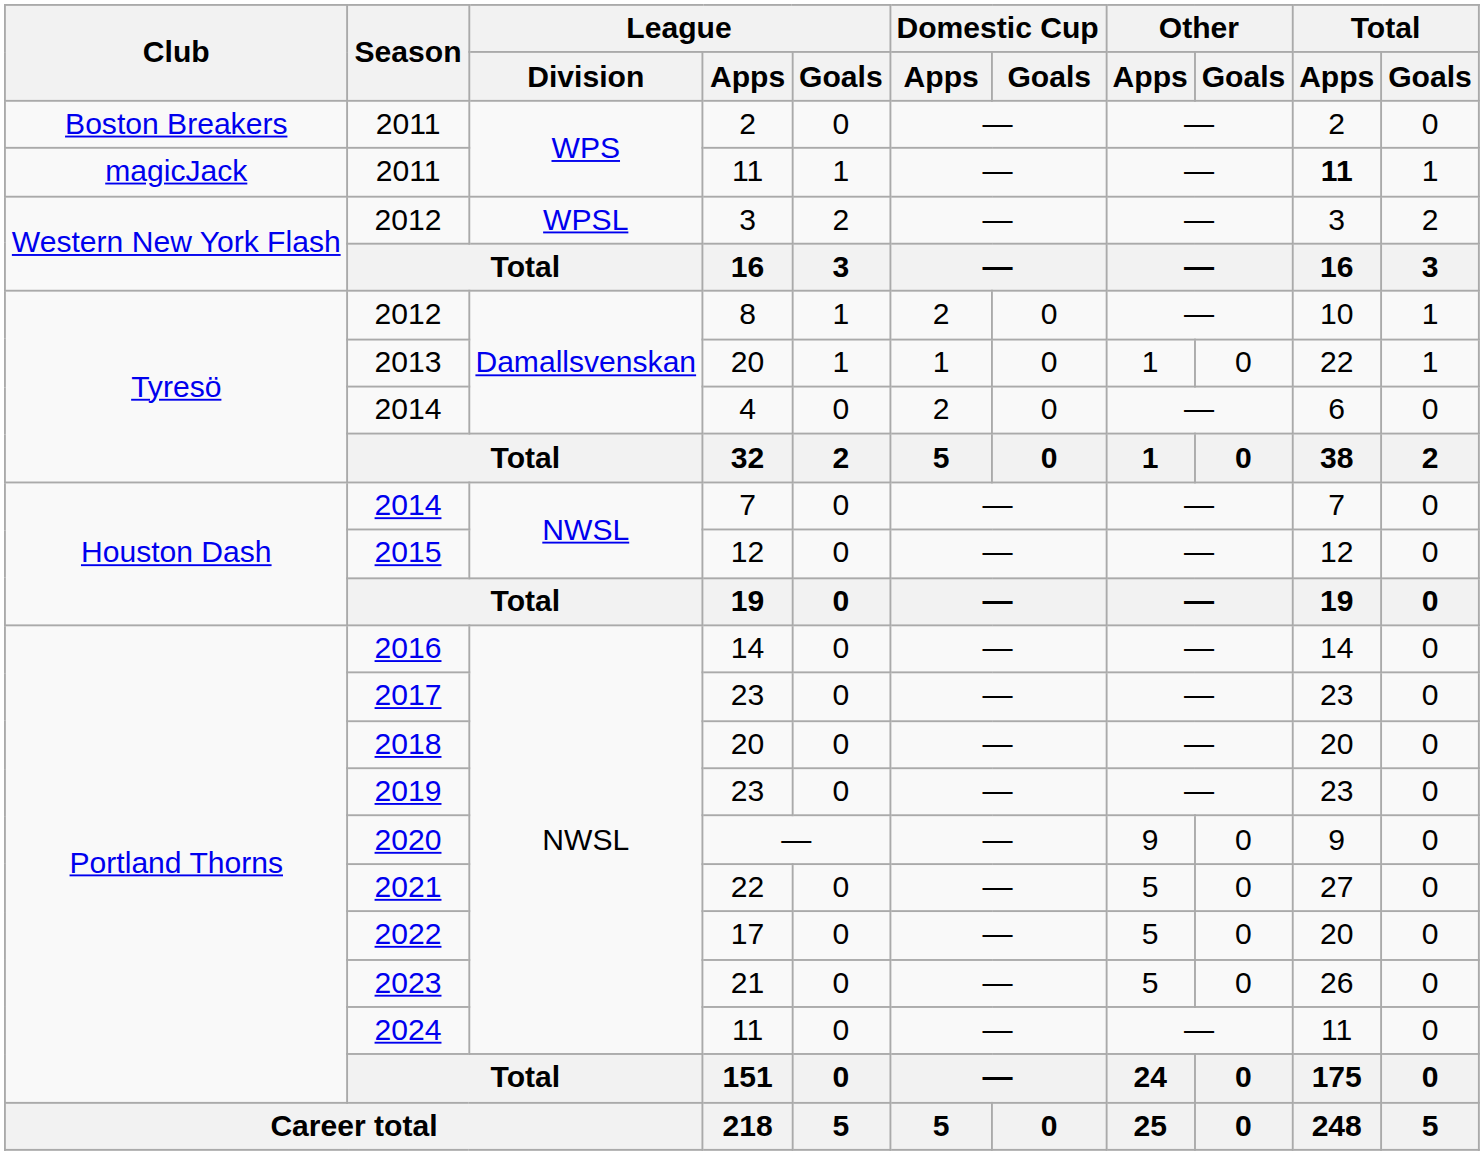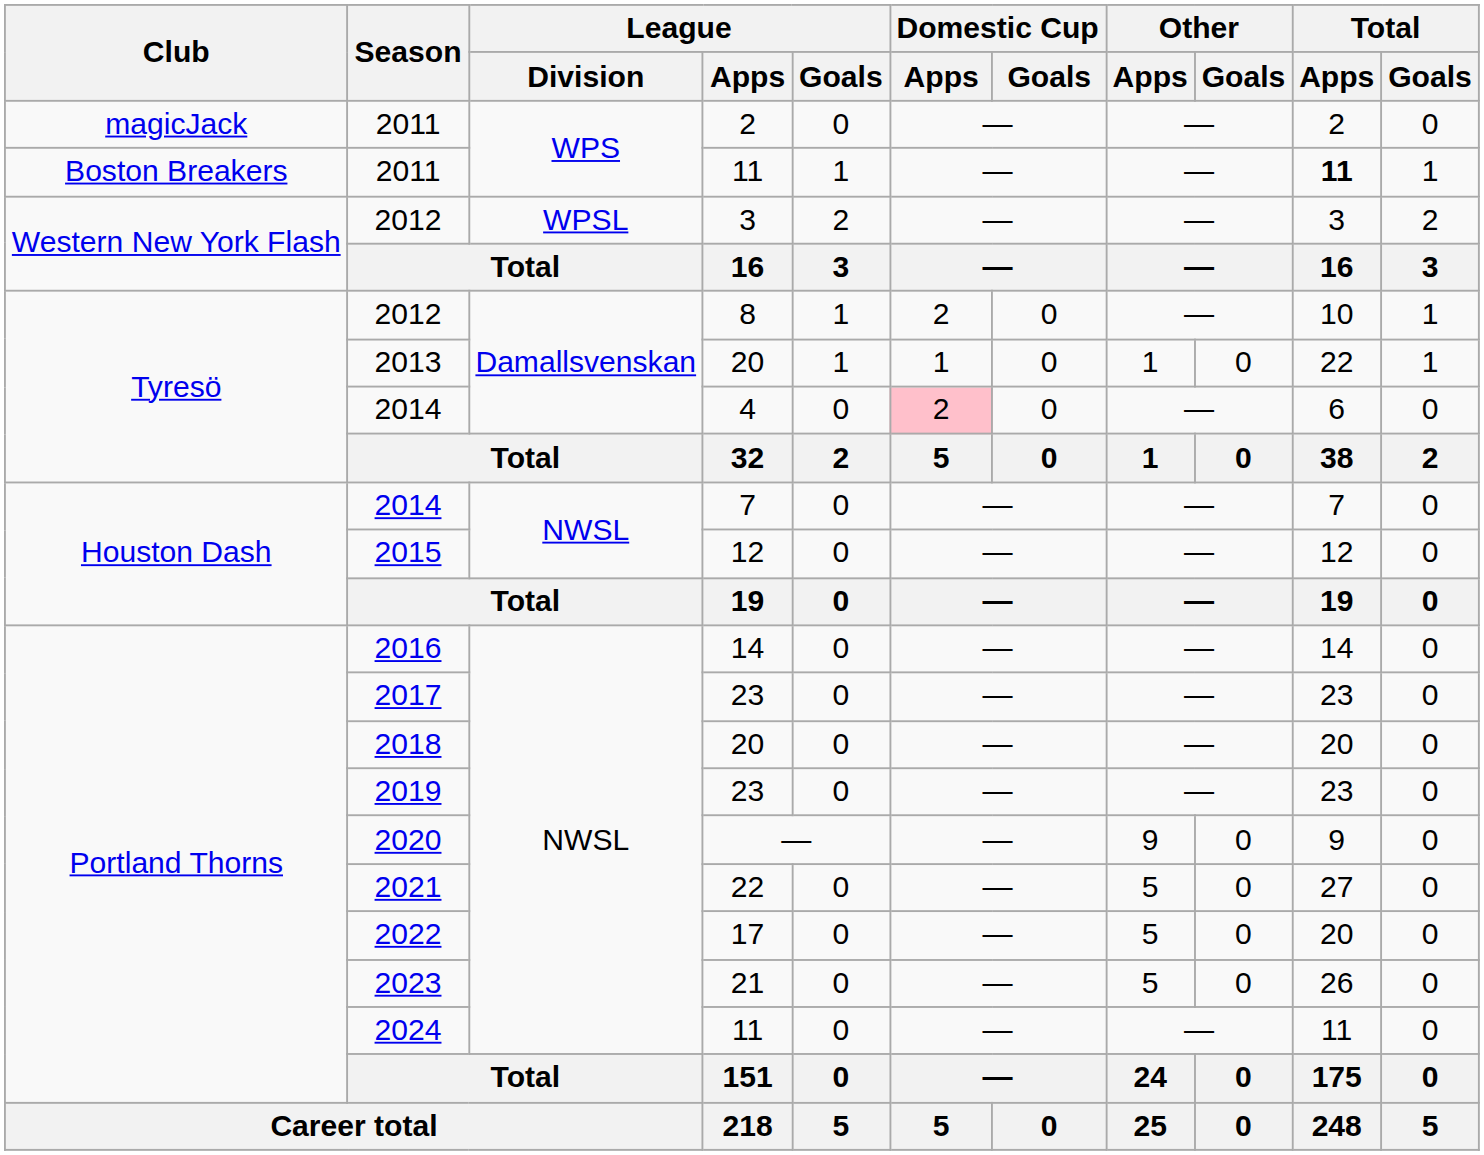(176, 123) Boston Breakers -> (176, 123) magicJack
(176, 171) magicJack -> (176, 171) Boston Breakers
(941, 409) no background -> (941, 409) pink background
